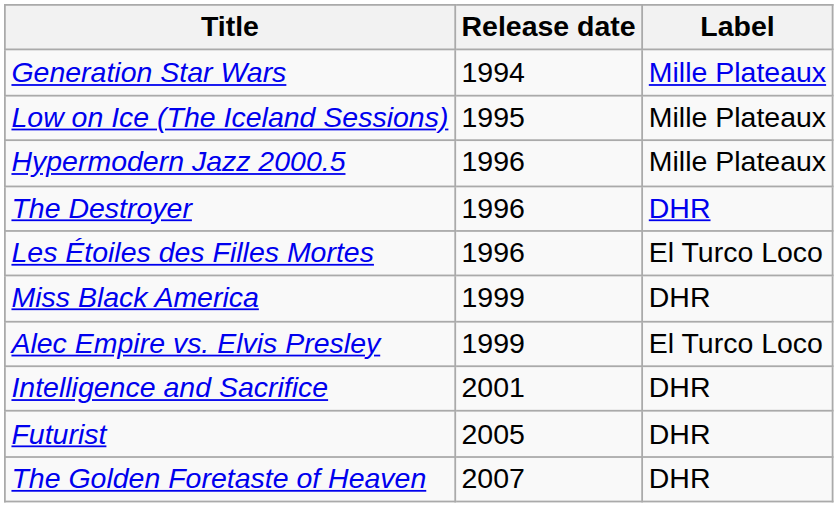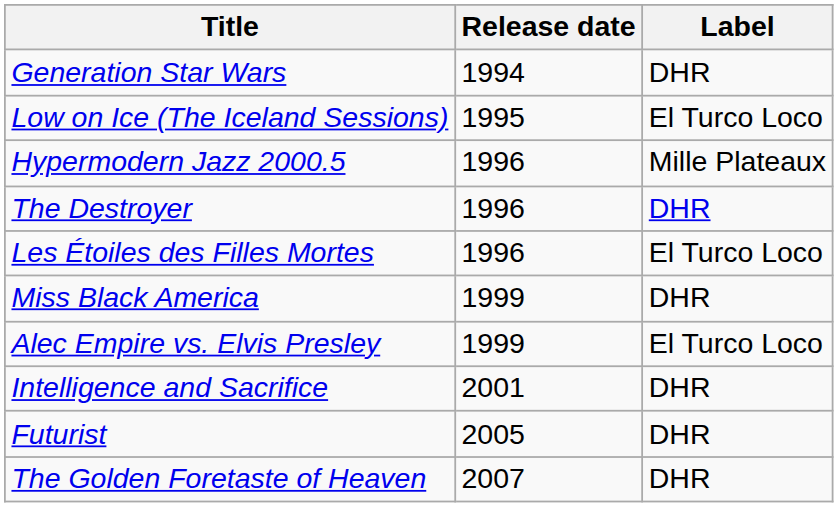(737, 72) Mille Plateaux -> (680, 72) DHR
(737, 117) Mille Plateaux -> (736, 117) El Turco Loco
